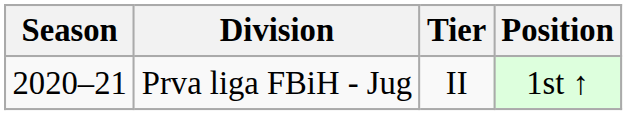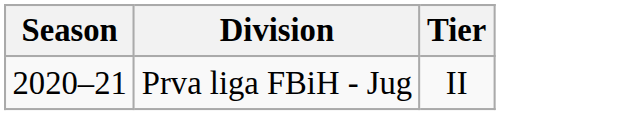- column: (558, 30)
